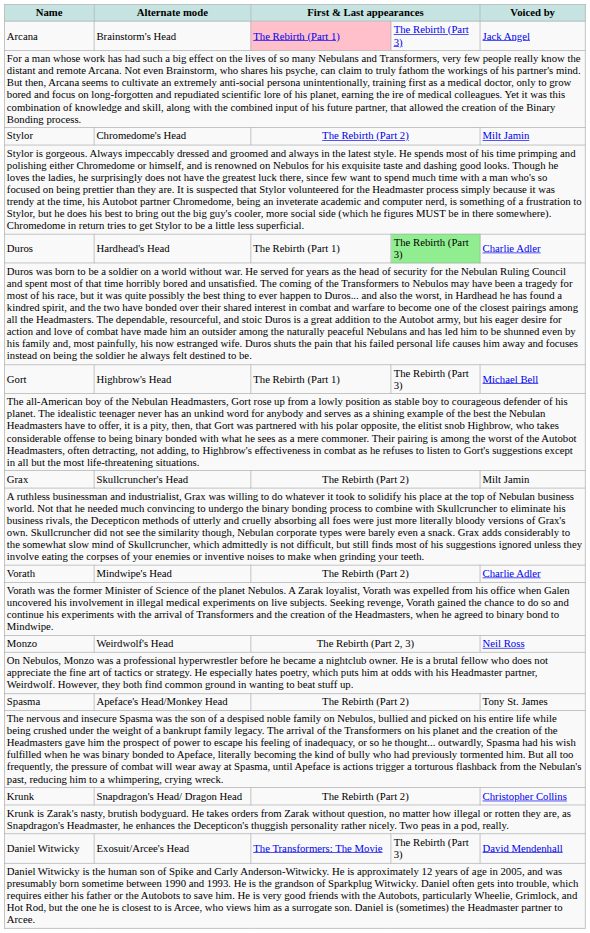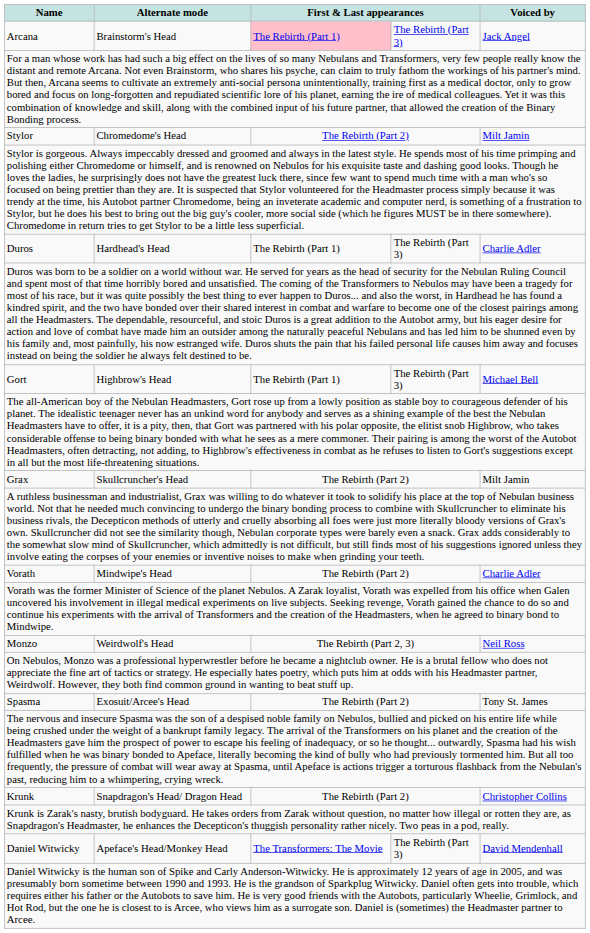(431, 248) lightgreen background -> (431, 248) no background
(162, 702) Apeface's Head/Monkey Head -> (143, 702) Exosuit/Arcee's Head
(143, 848) Exosuit/Arcee's Head -> (162, 848) Apeface's Head/Monkey Head
